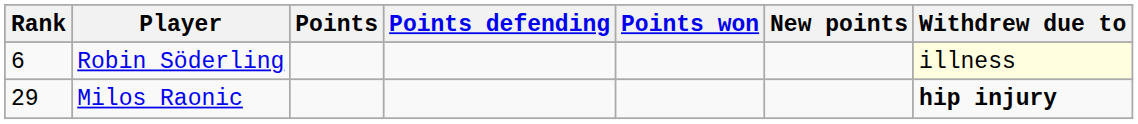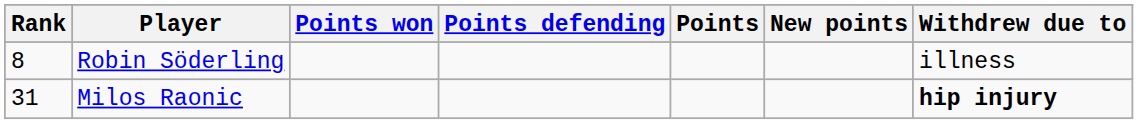columns swapped: (337, 24) <-> (690, 24)
(18, 61) 6 -> (18, 61) 8
(967, 61) lightyellow background -> (967, 61) no background
(25, 99) 29 -> (25, 99) 31
